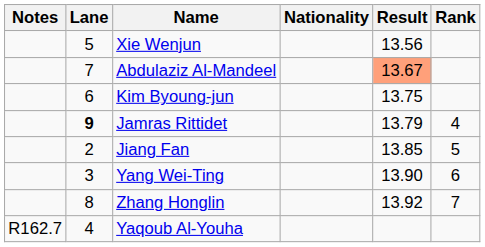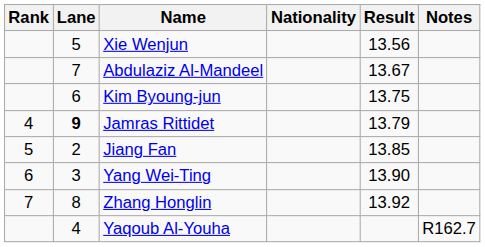columns swapped: (456, 17) <-> (35, 17)
(402, 70) lightsalmon background -> (389, 70) no background
